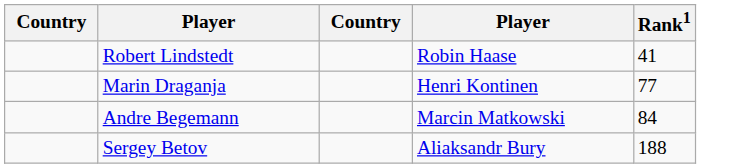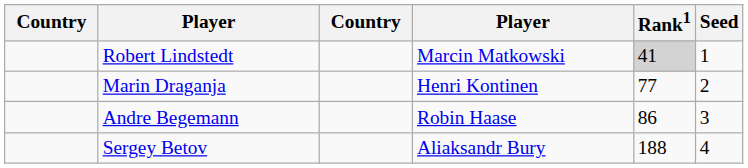+ column: (719, 22)
(467, 55) Robin Haase -> (491, 55) Marcin Matkowski
(647, 55) no background -> (647, 55) lightgrey background
(491, 117) Marcin Matkowski -> (467, 117) Robin Haase
(647, 117) 84 -> (647, 117) 86
